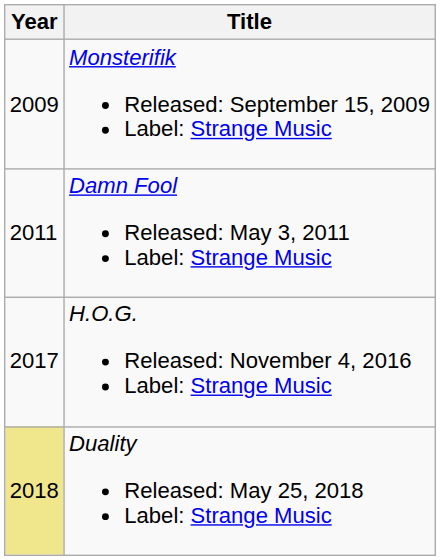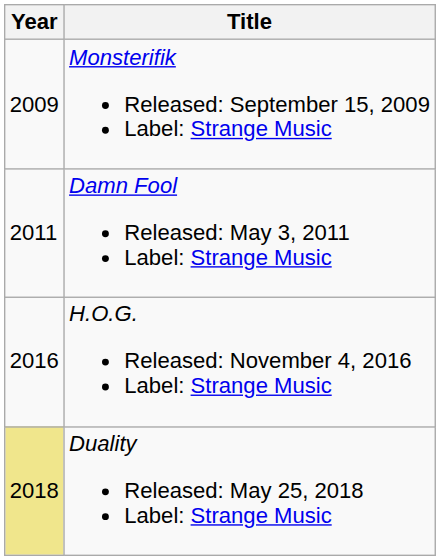(34, 361) 2017 -> (34, 361) 2016
